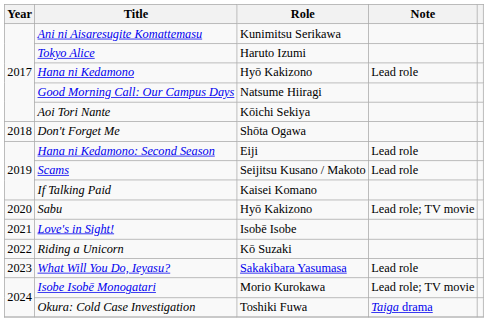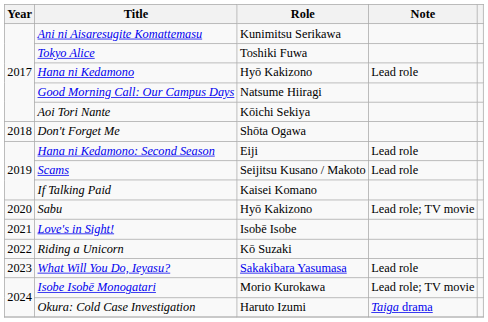(273, 53) Haruto Izumi -> (274, 53) Toshiki Fuwa
(274, 307) Toshiki Fuwa -> (273, 307) Haruto Izumi
